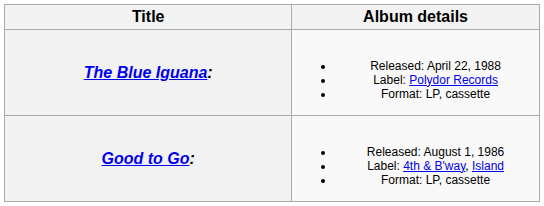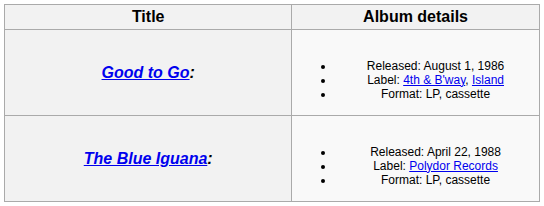rows swapped: (148, 158) <-> (148, 72)
